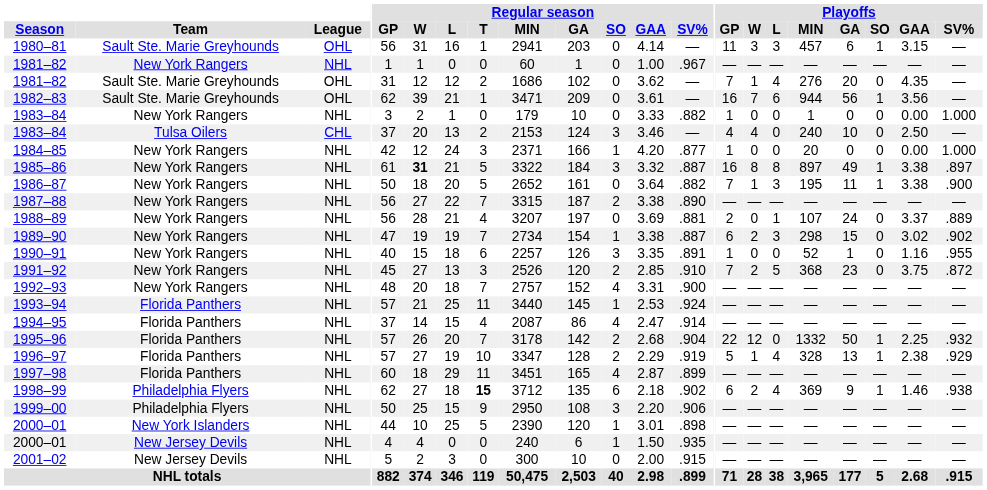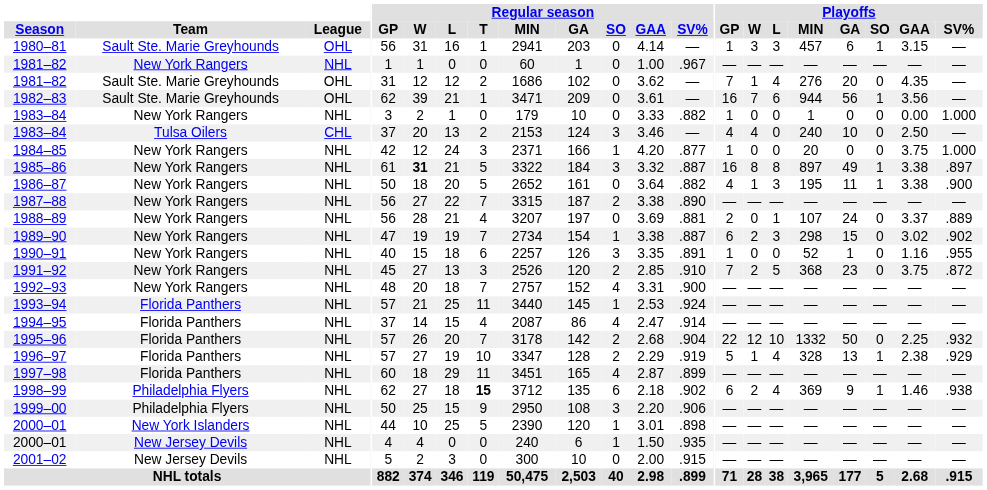(729, 47) 11 -> (729, 47) 1
(915, 150) 0.00 -> (915, 150) 3.75
(729, 184) 7 -> (729, 184) 4
(776, 339) 0 -> (776, 339) 10
(880, 339) 1 -> (880, 339) 0
